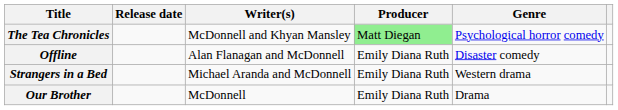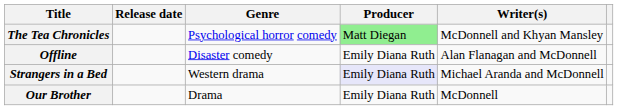columns swapped: (270, 14) <-> (529, 14)
(403, 74) no background -> (389, 74) lavender background
